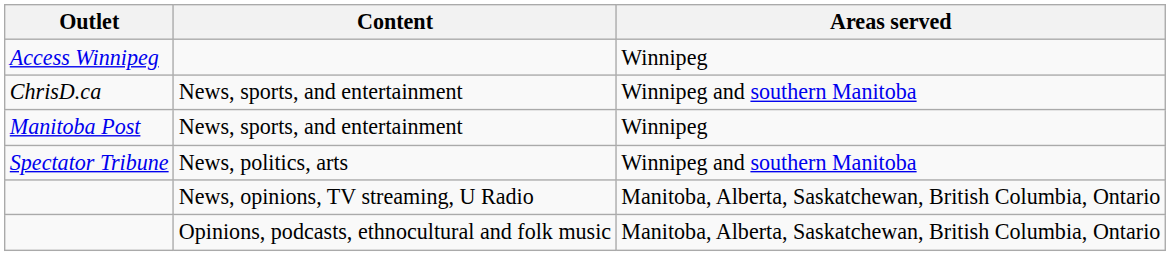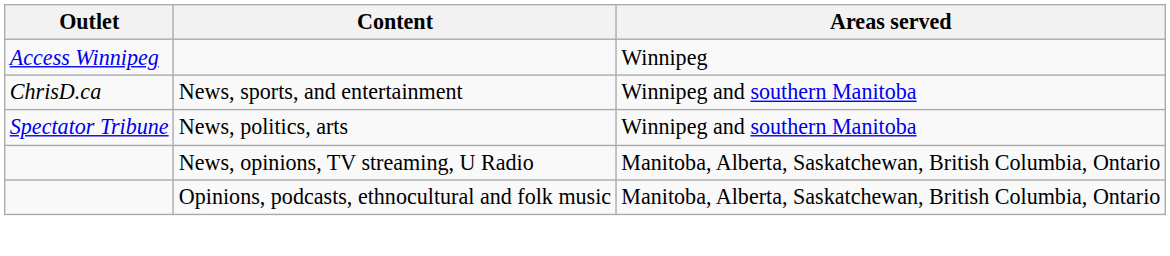- row: (75, 127)
